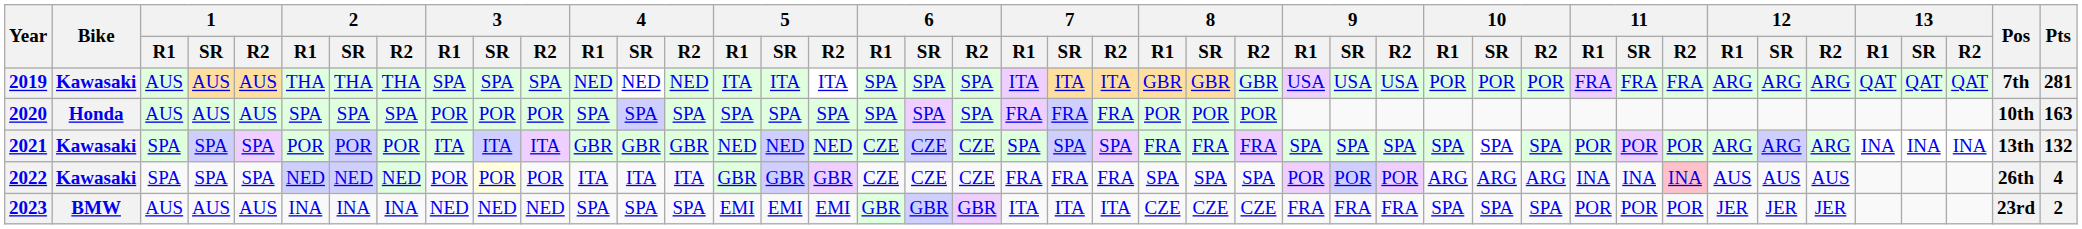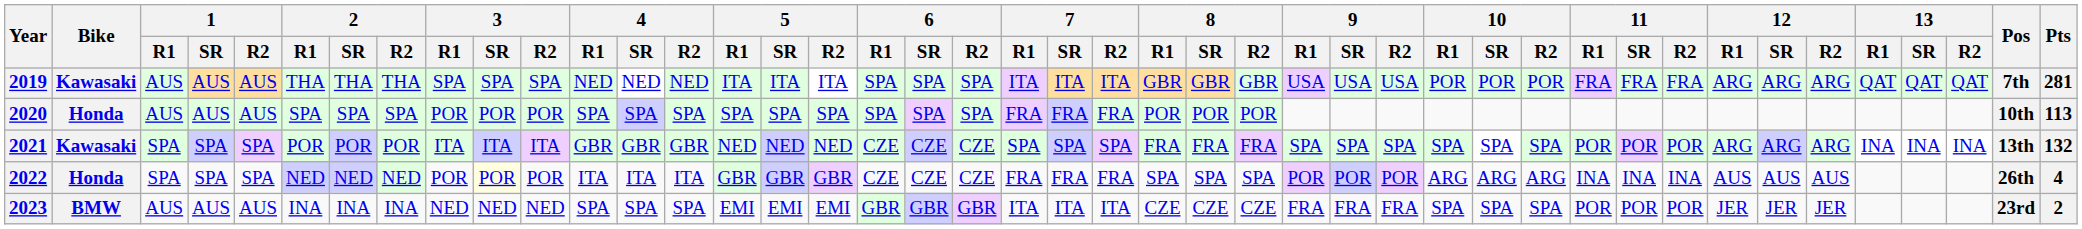(2058, 114) 163 -> (2058, 114) 113
(96, 177) Kawasaki -> (96, 177) Honda
(1685, 177) pink background -> (1685, 177) no background
